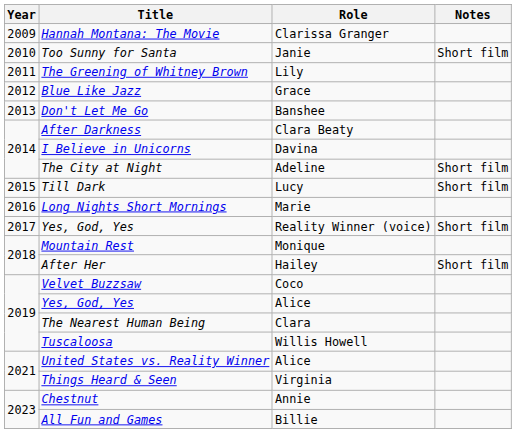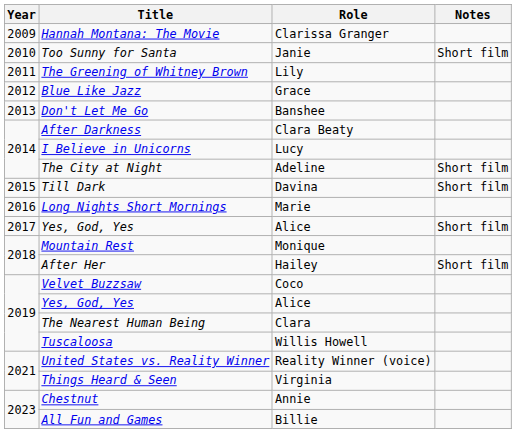(296, 149) Davina -> (289, 149) Lucy
(289, 188) Lucy -> (296, 188) Davina
(353, 226) Reality Winner (voice) -> (293, 226) Alice
(293, 361) Alice -> (353, 361) Reality Winner (voice)
